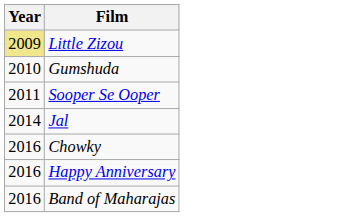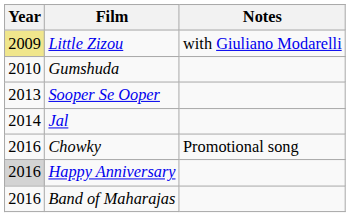+ column: (262, 17)
(24, 95) 2011 -> (25, 95) 2013
(25, 172) no background -> (25, 172) lightgrey background
